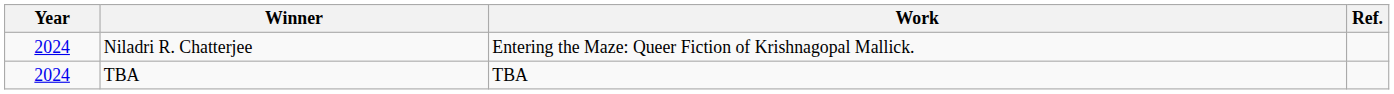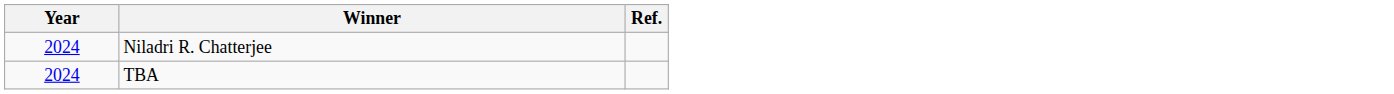- column: (917, 18)
